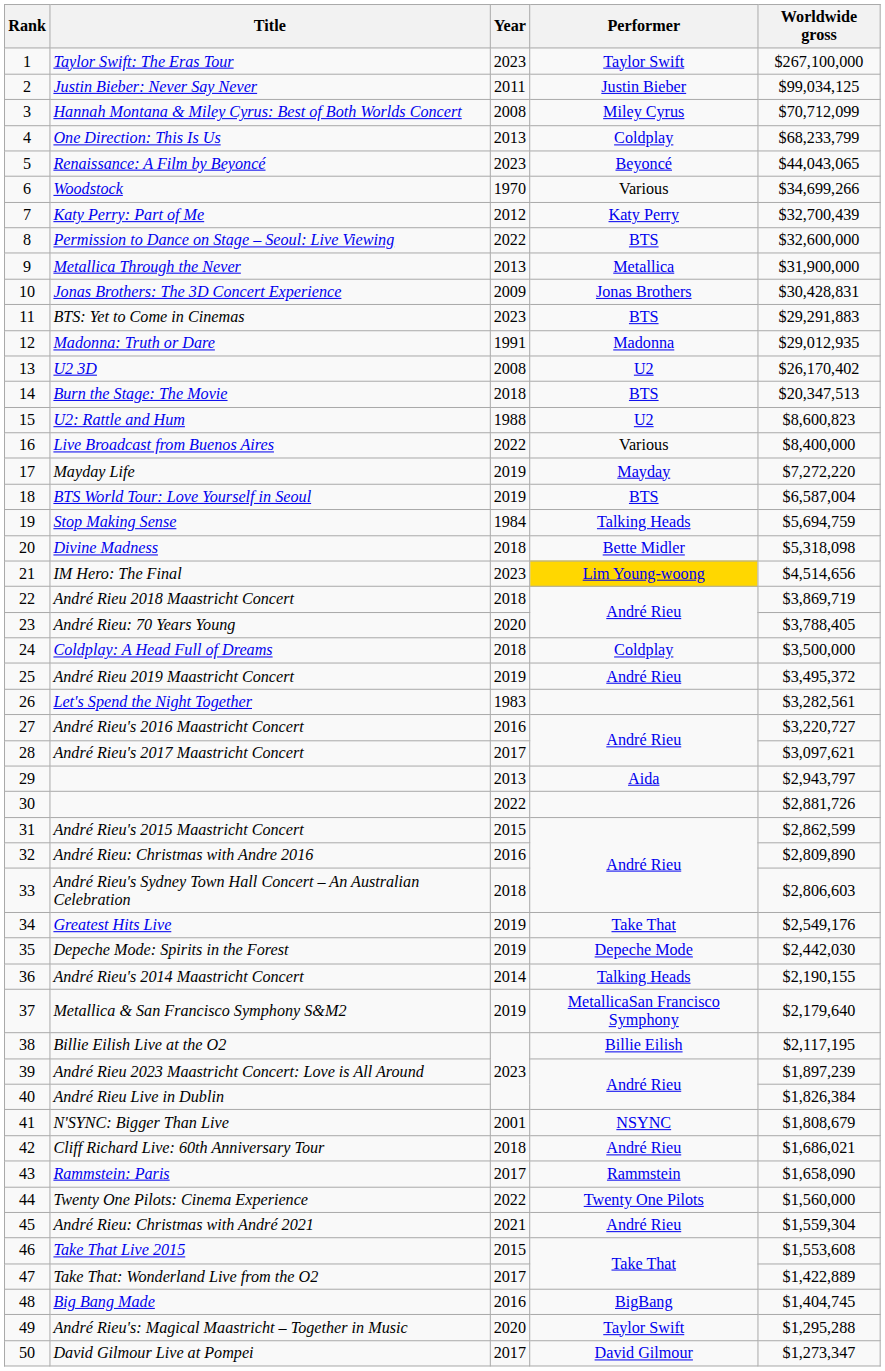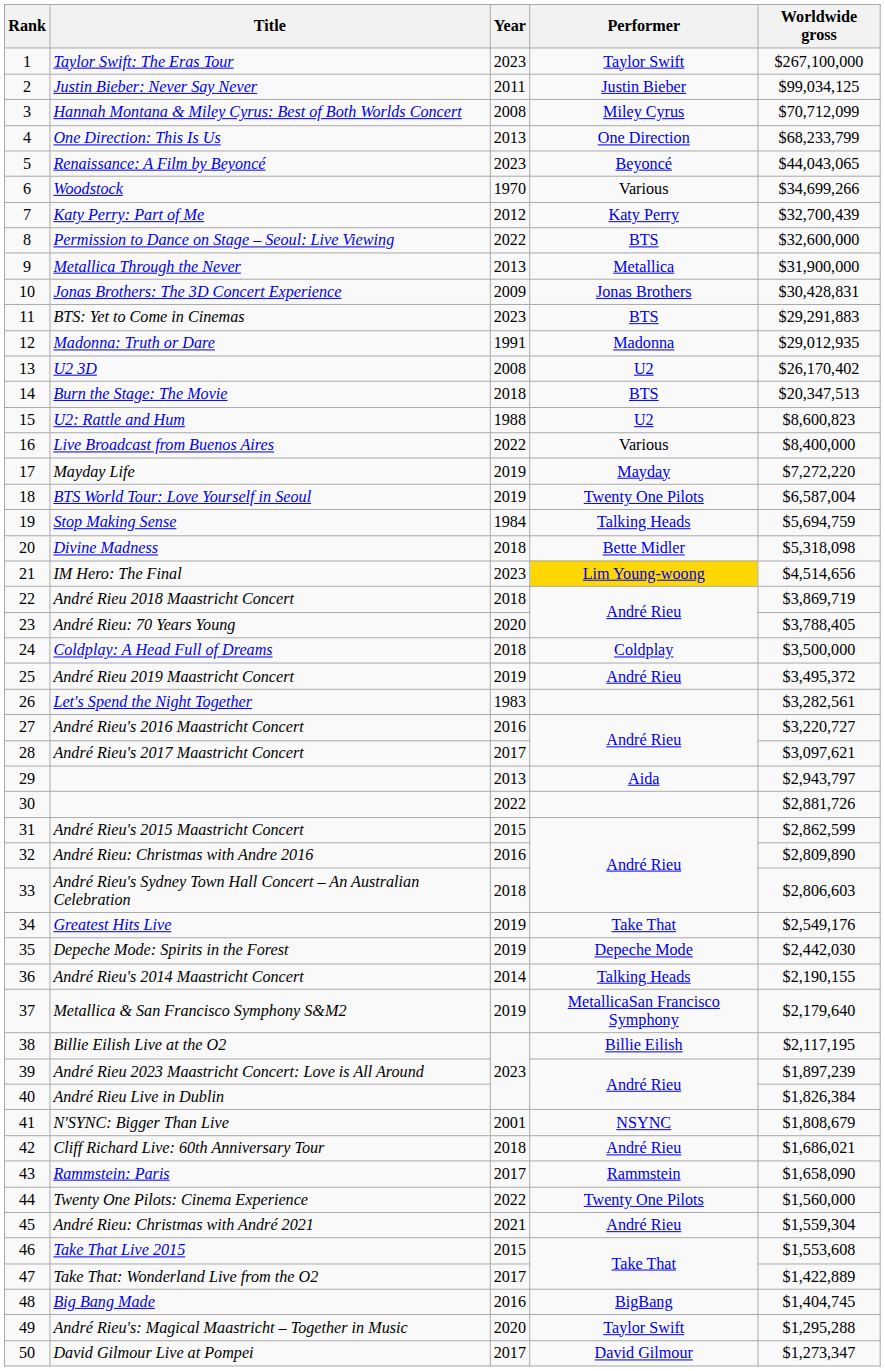(644, 138) Coldplay -> (644, 138) One Direction
(644, 496) BTS -> (644, 496) Twenty One Pilots
